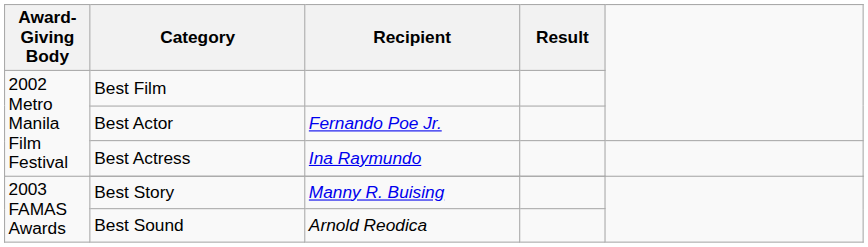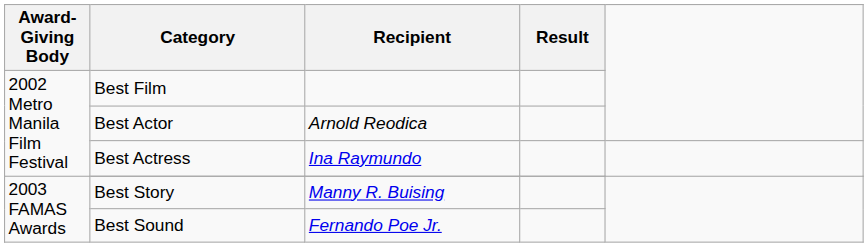(375, 123) Fernando Poe Jr. -> (368, 123) Arnold Reodica
(368, 225) Arnold Reodica -> (375, 225) Fernando Poe Jr.
